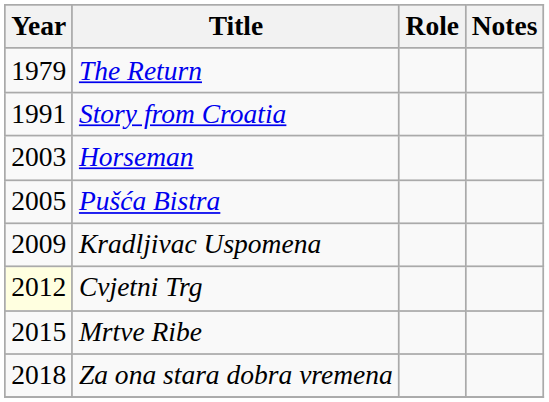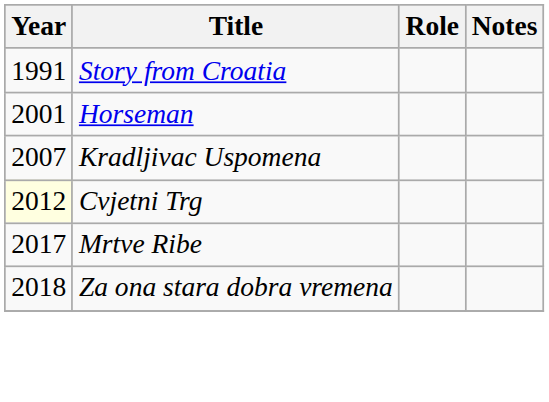- row: (140, 69)
(39, 157) 2003 -> (39, 113) 2001
- row: (150, 200)
(39, 244) 2009 -> (39, 157) 2007
(39, 331) 2015 -> (39, 244) 2017
